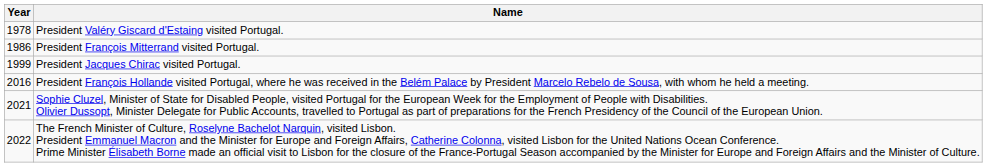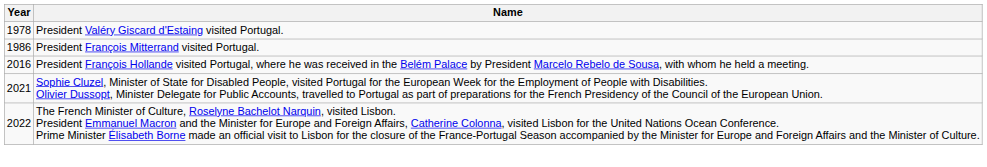- row: (138, 64)
